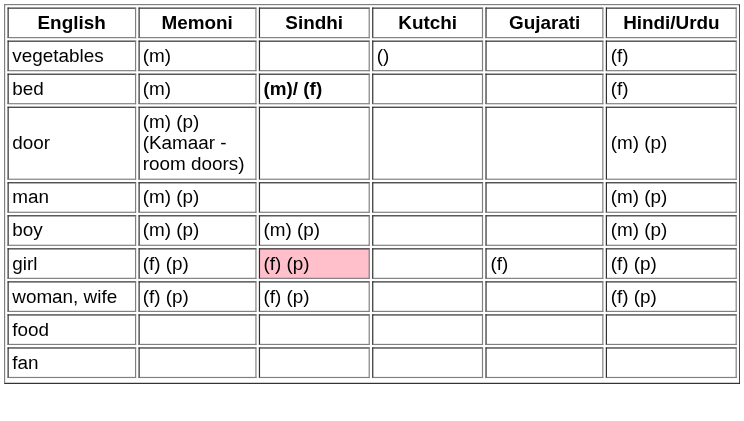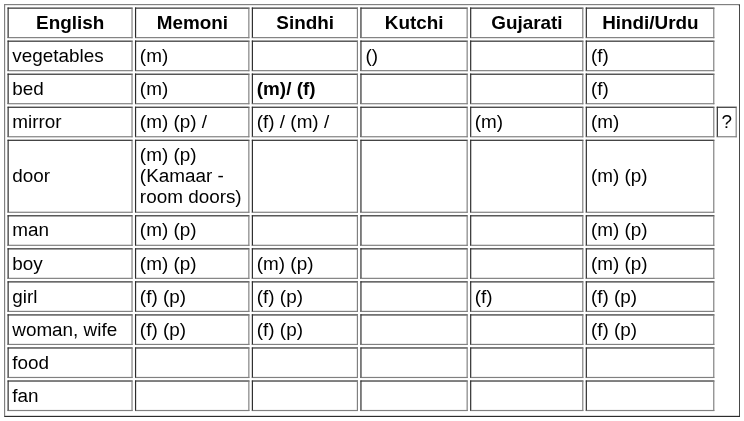+ row: (37, 121)
(287, 263) pink background -> (280, 296) no background
